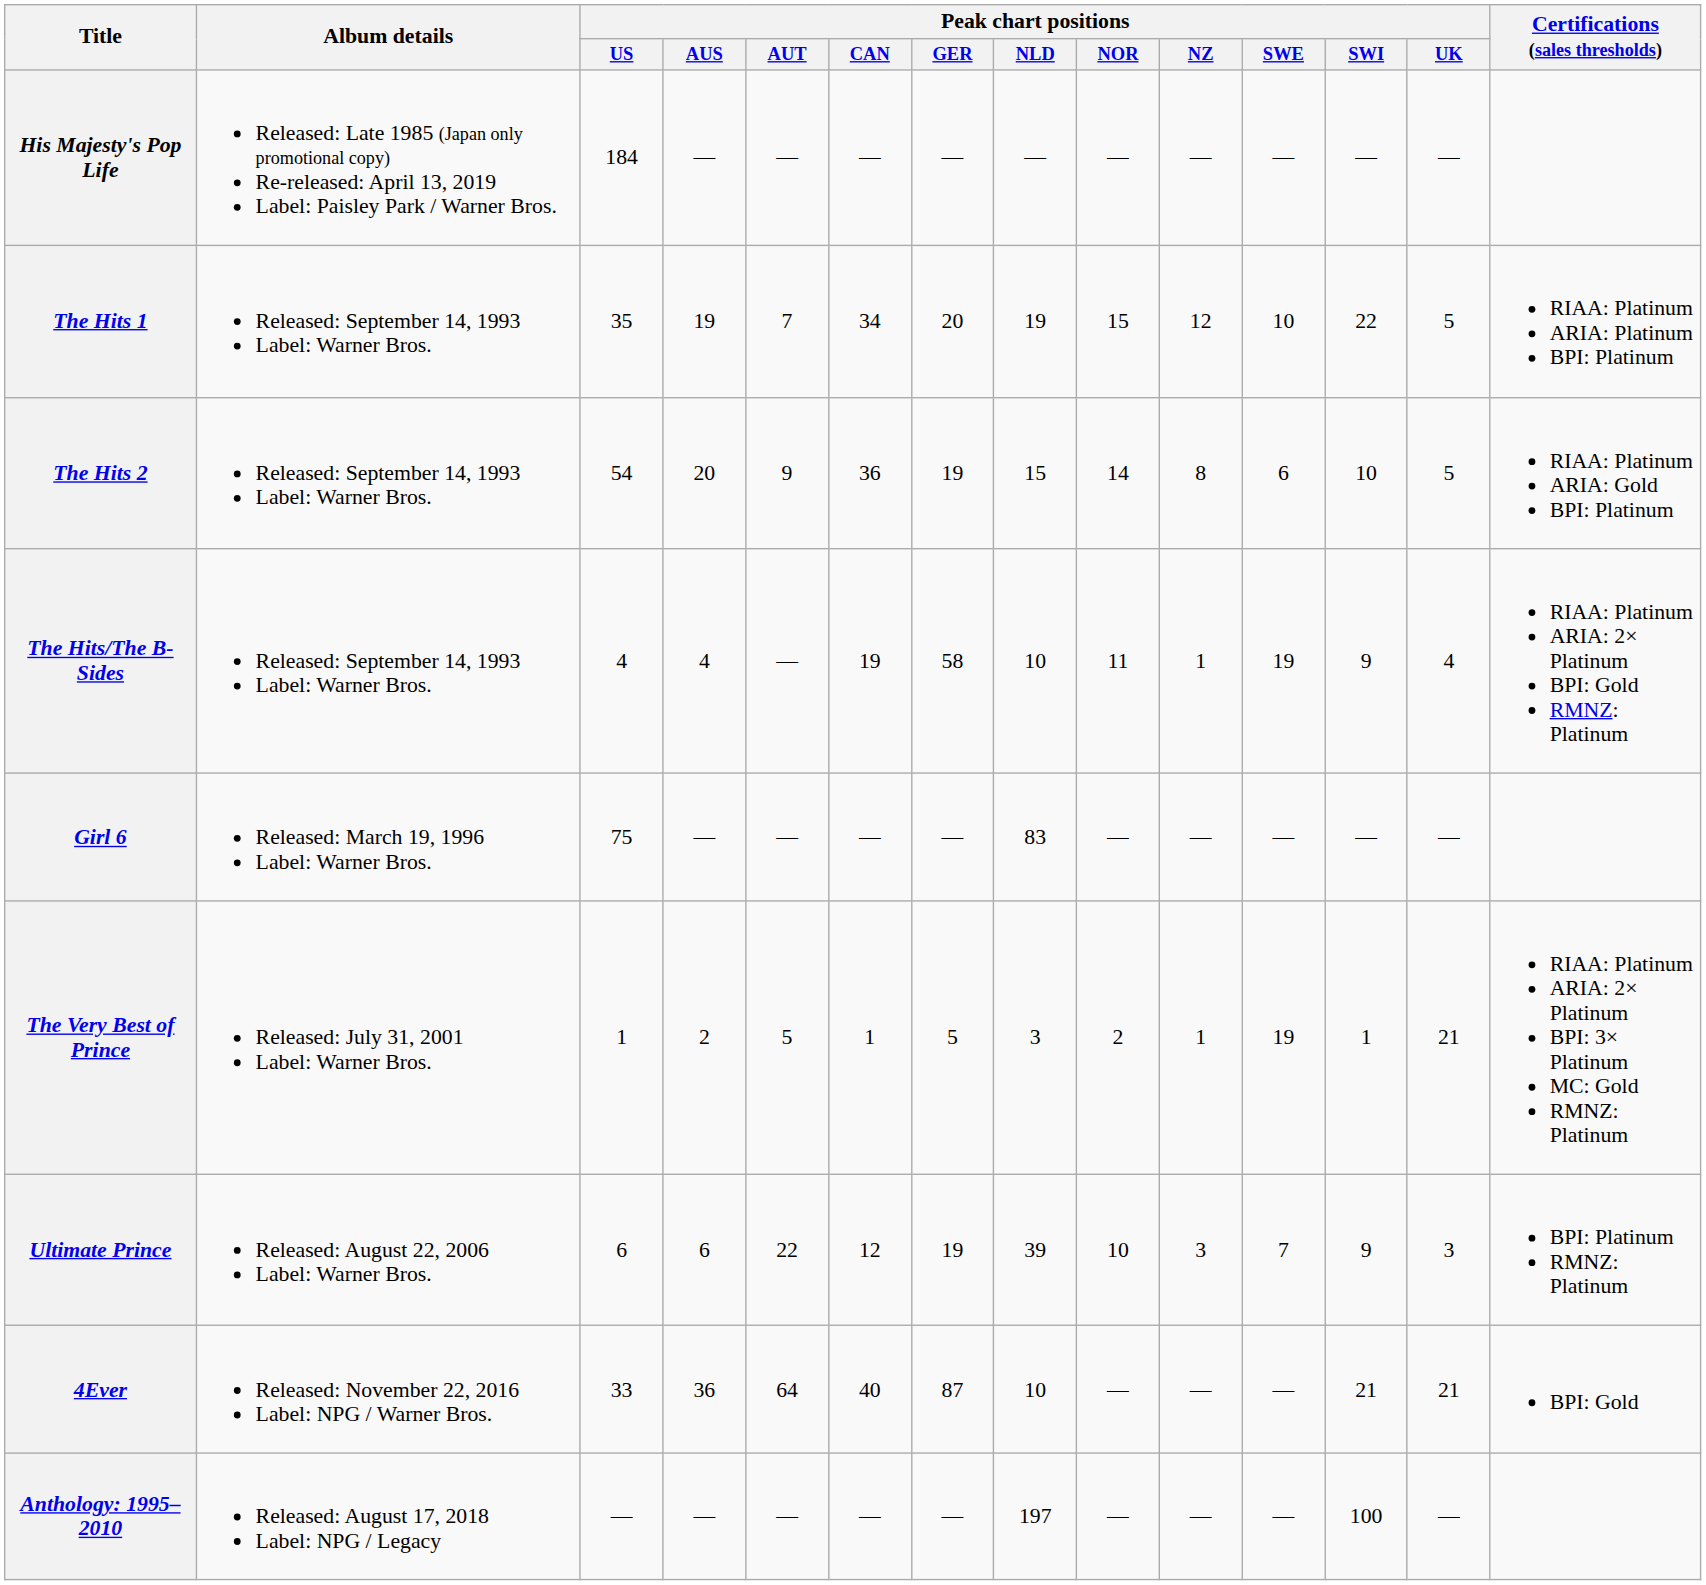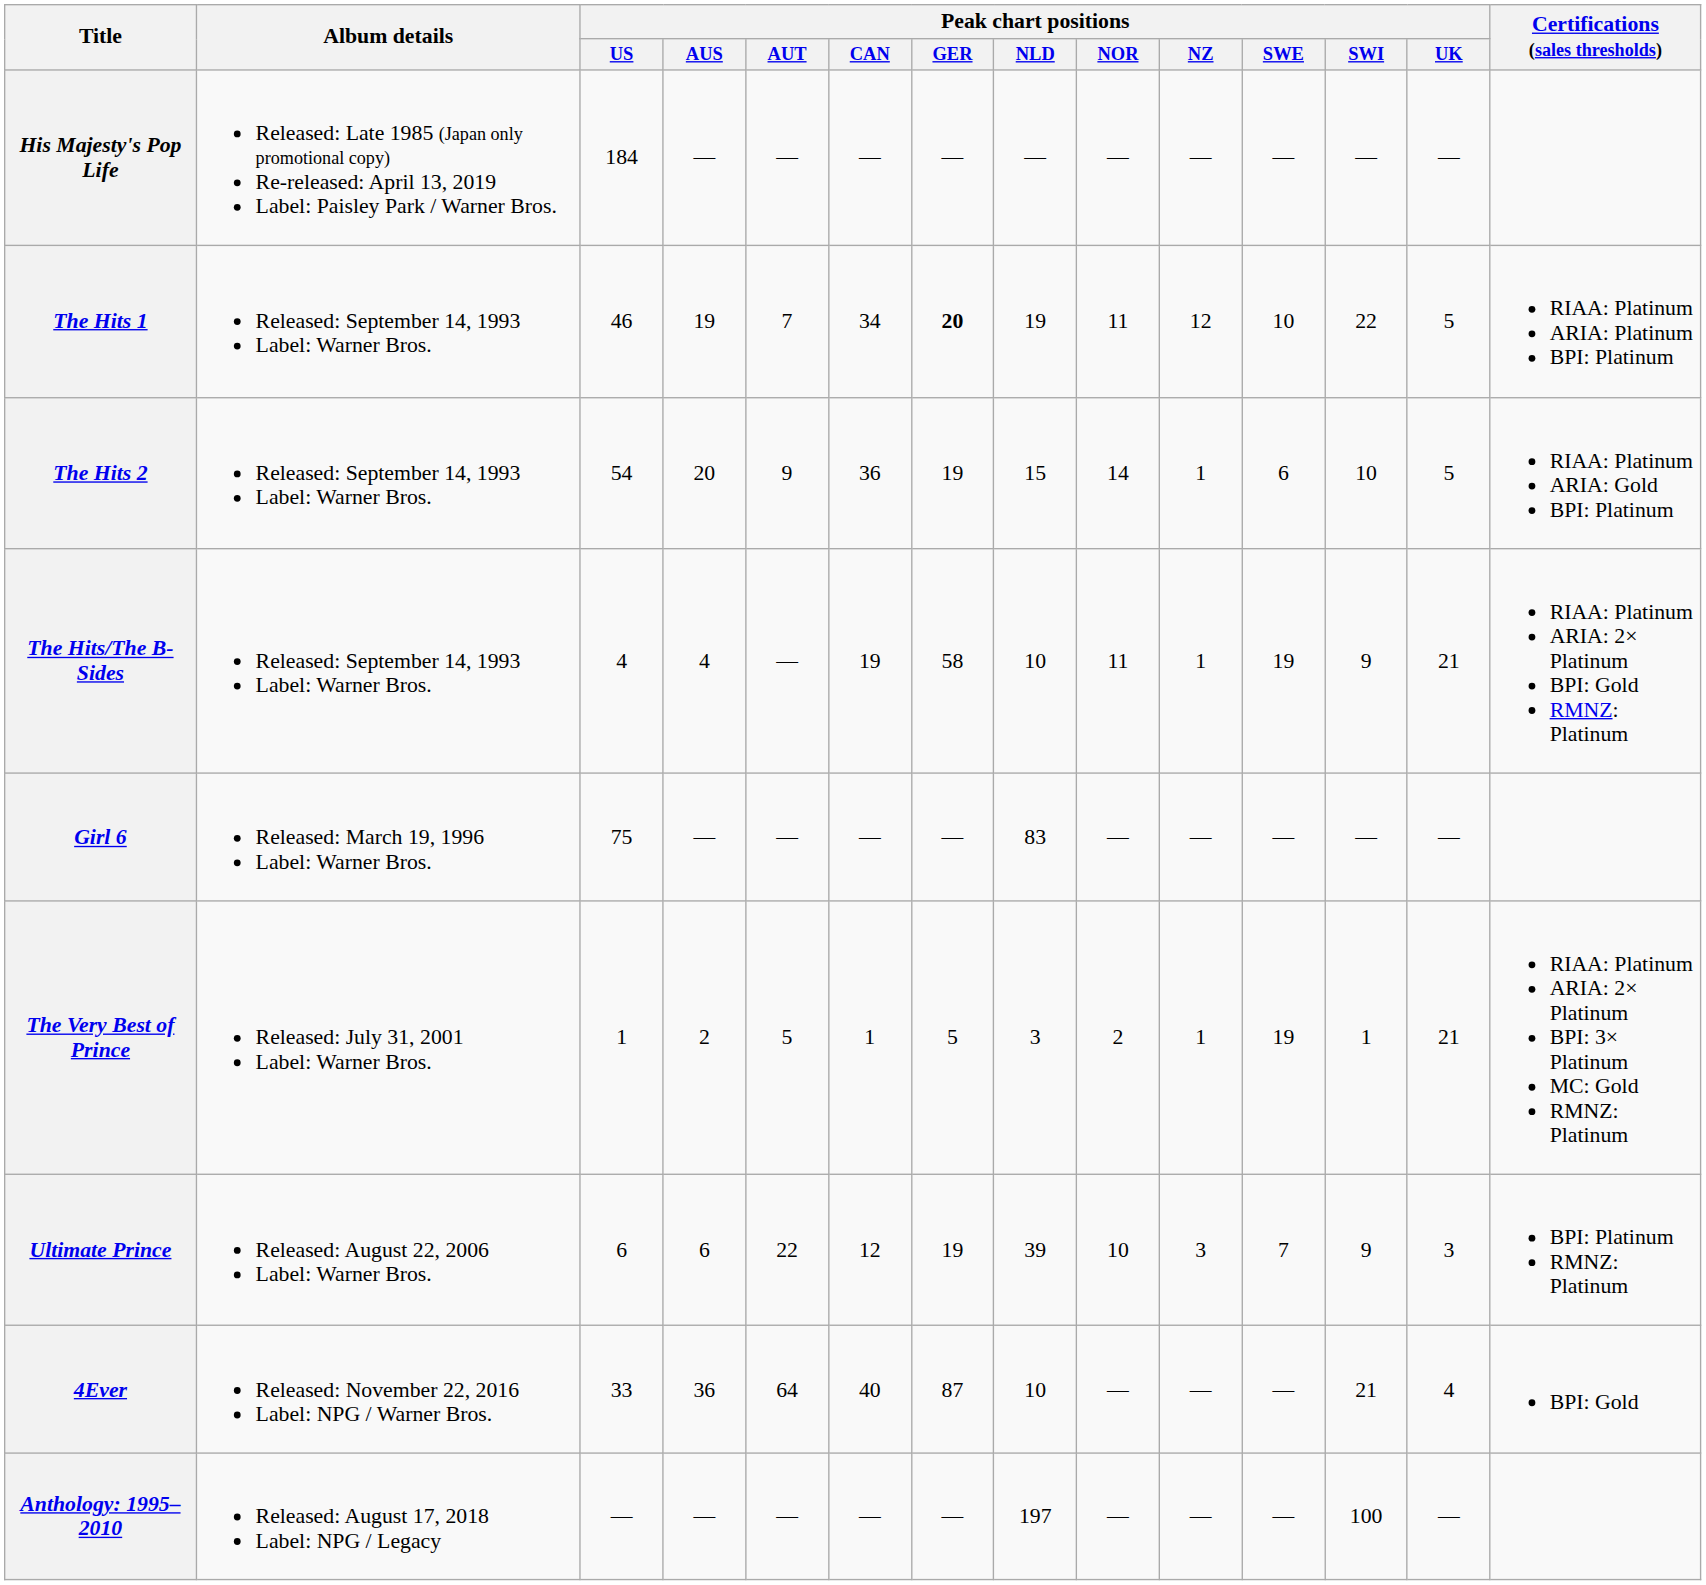(622, 321) 35 -> (622, 321) 46
(952, 321) normal -> (952, 321) bold
(1118, 321) 15 -> (1118, 321) 11
(1201, 472) 8 -> (1201, 472) 1
(1449, 660) 4 -> (1449, 660) 21
(1449, 1389) 21 -> (1449, 1389) 4
